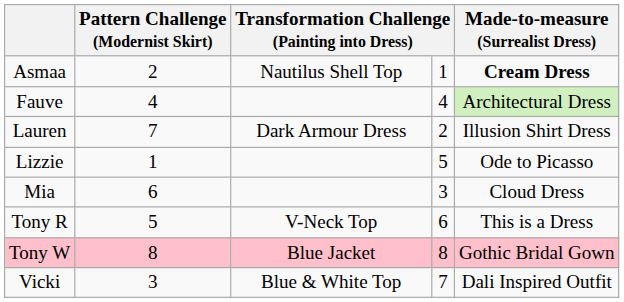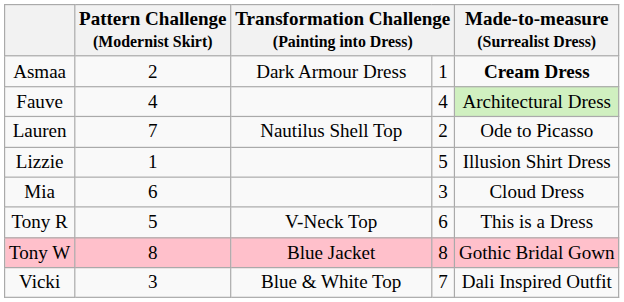(331, 71) Nautilus Shell Top -> (331, 71) Dark Armour Dress
(331, 131) Dark Armour Dress -> (331, 131) Nautilus Shell Top
(537, 131) Illusion Shirt Dress -> (537, 131) Ode to Picasso
(537, 161) Ode to Picasso -> (537, 161) Illusion Shirt Dress
